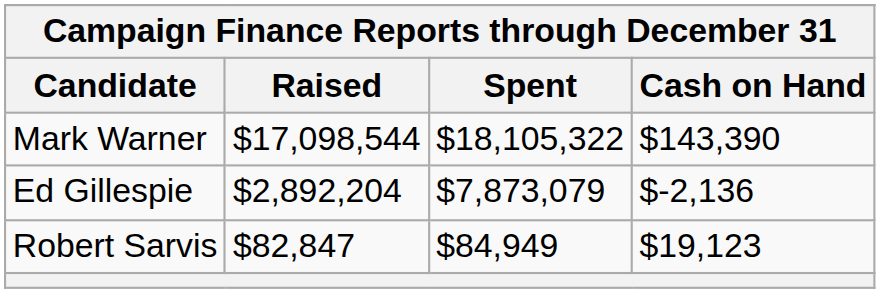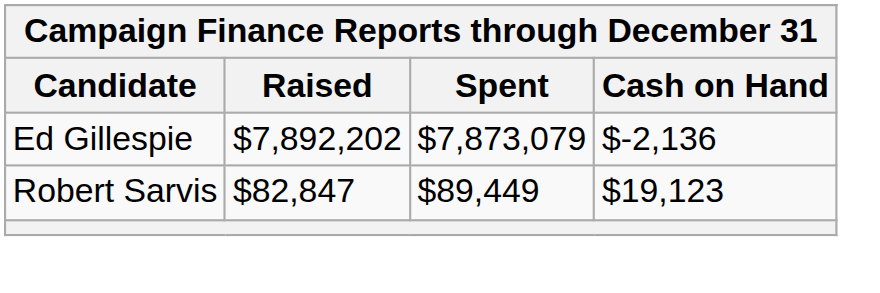- row: (110, 138)
(317, 191) $2,892,204 -> (317, 138) $7,892,202
(497, 245) $84,949 -> (478, 191) $89,449
